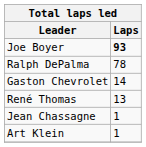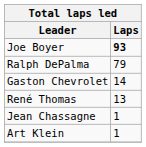(120, 64) 78 -> (120, 64) 79
